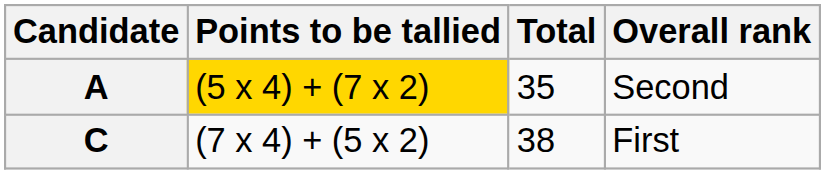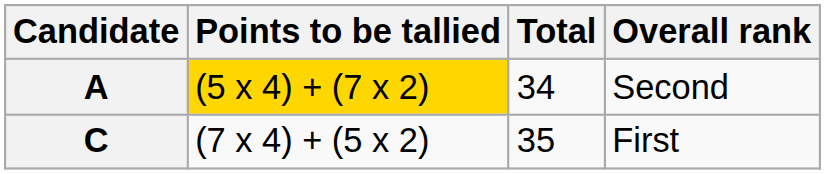(536, 86) 35 -> (536, 86) 34
(536, 140) 38 -> (536, 140) 35
